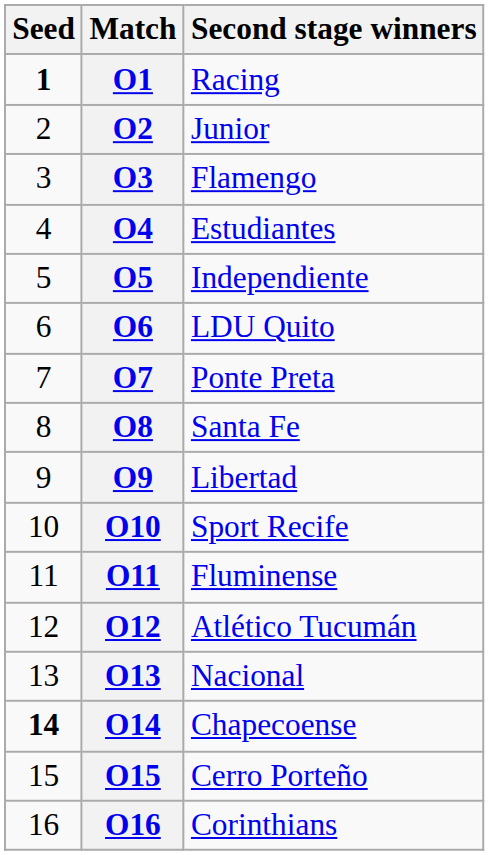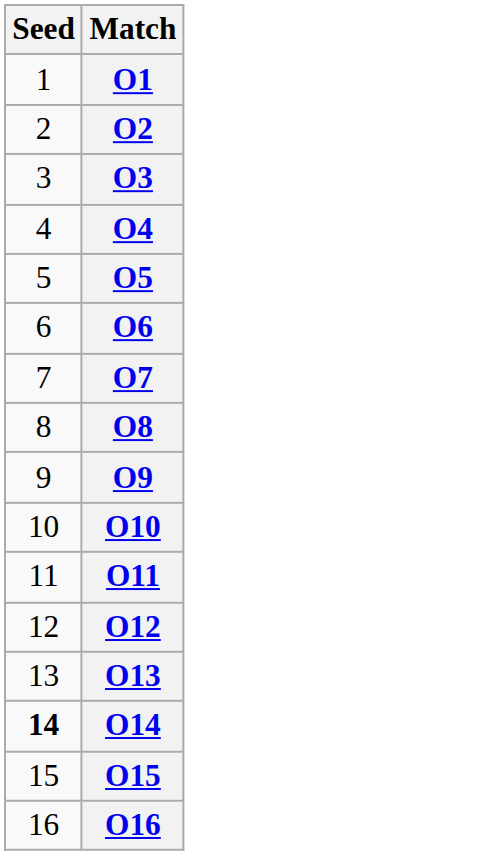- column: (334, 29)
(44, 79) bold -> (44, 79) normal
